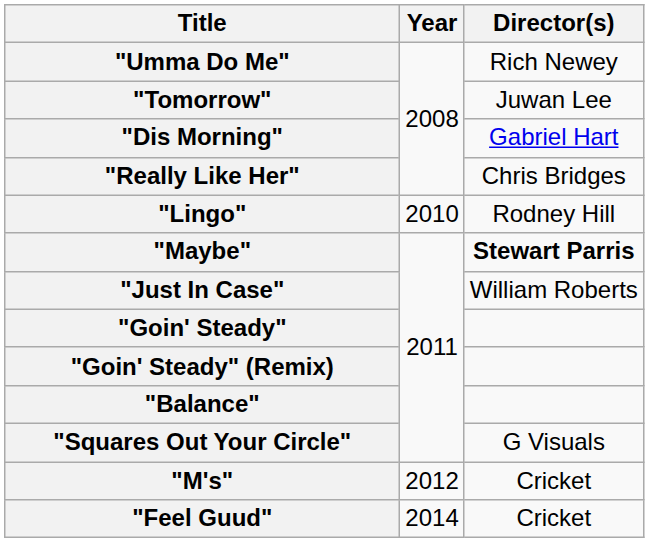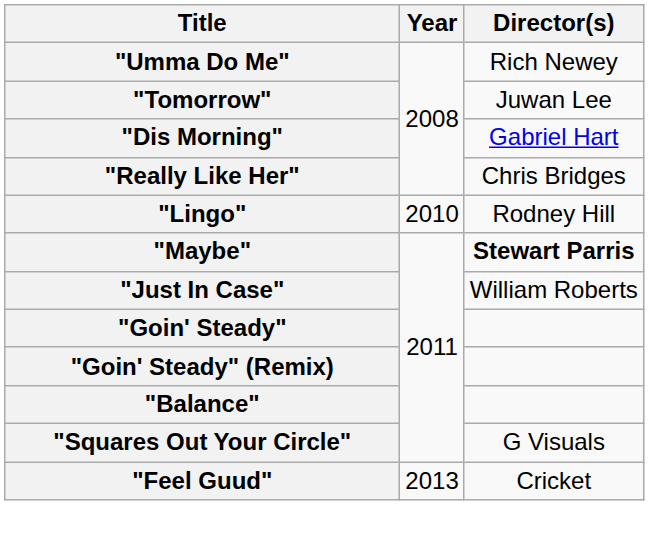- row: (202, 480)
(432, 518) 2014 -> (432, 480) 2013
